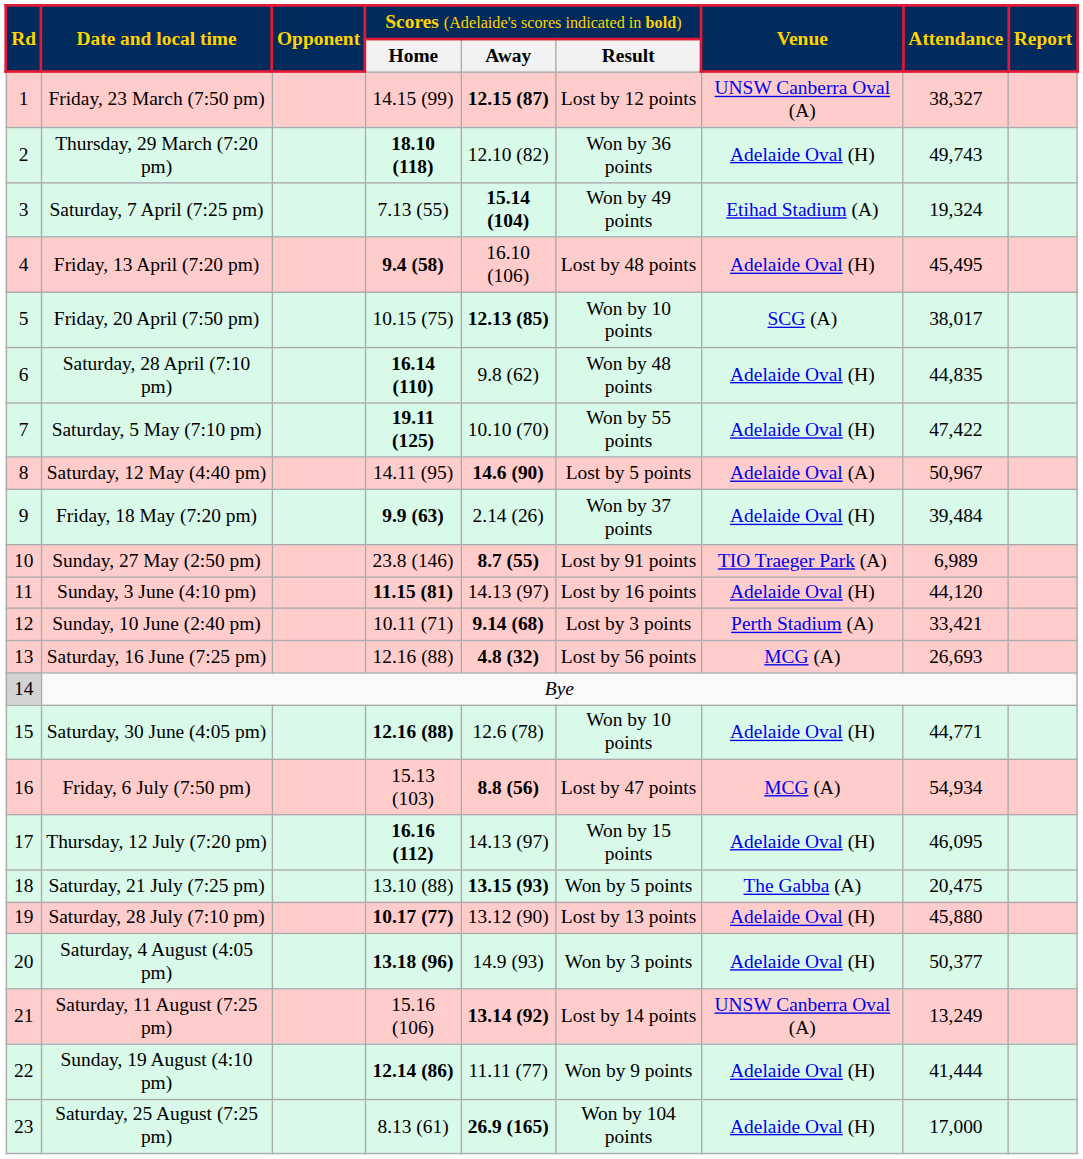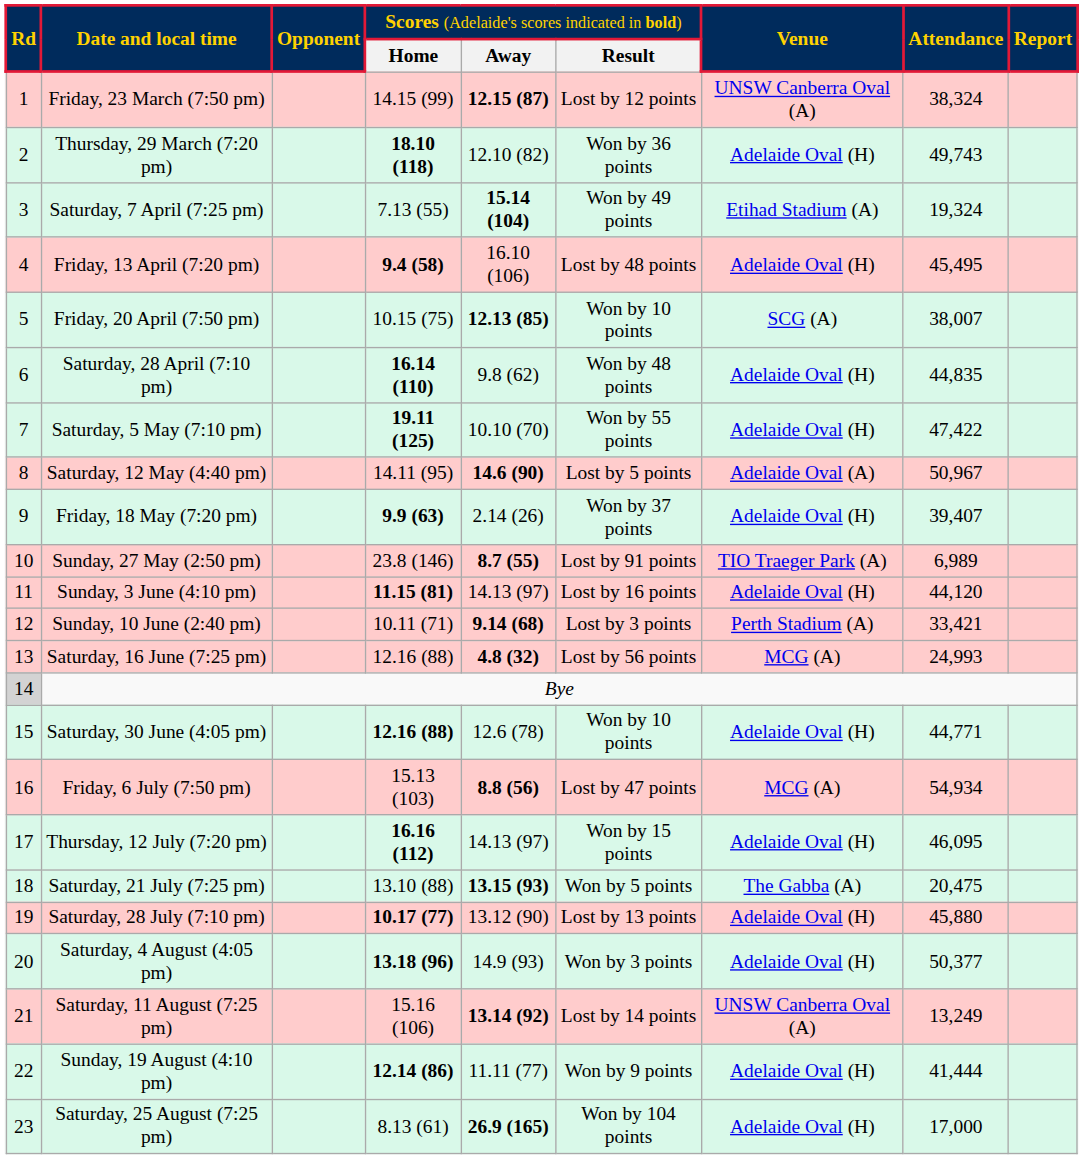(956, 99) 38,327 -> (956, 99) 38,324
(956, 319) 38,017 -> (956, 319) 38,007
(956, 517) 39,484 -> (956, 517) 39,407
(956, 656) 26,693 -> (956, 656) 24,993
